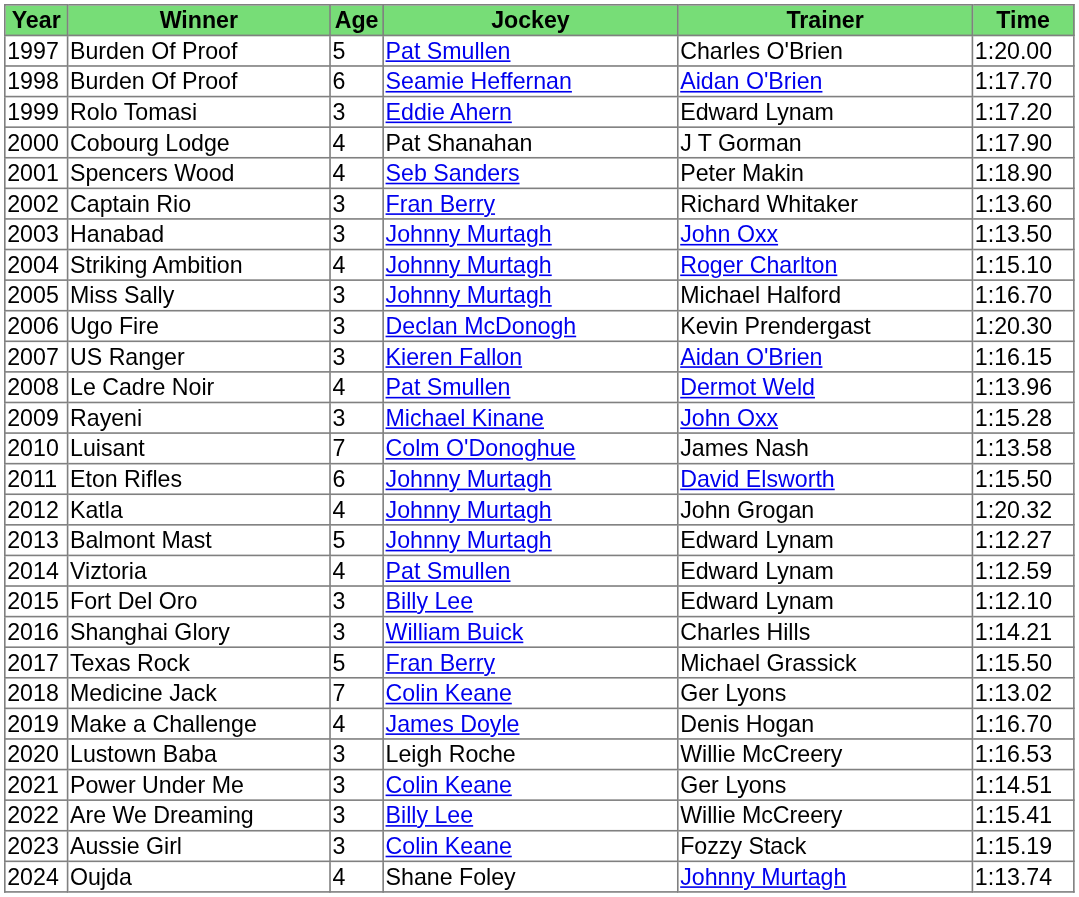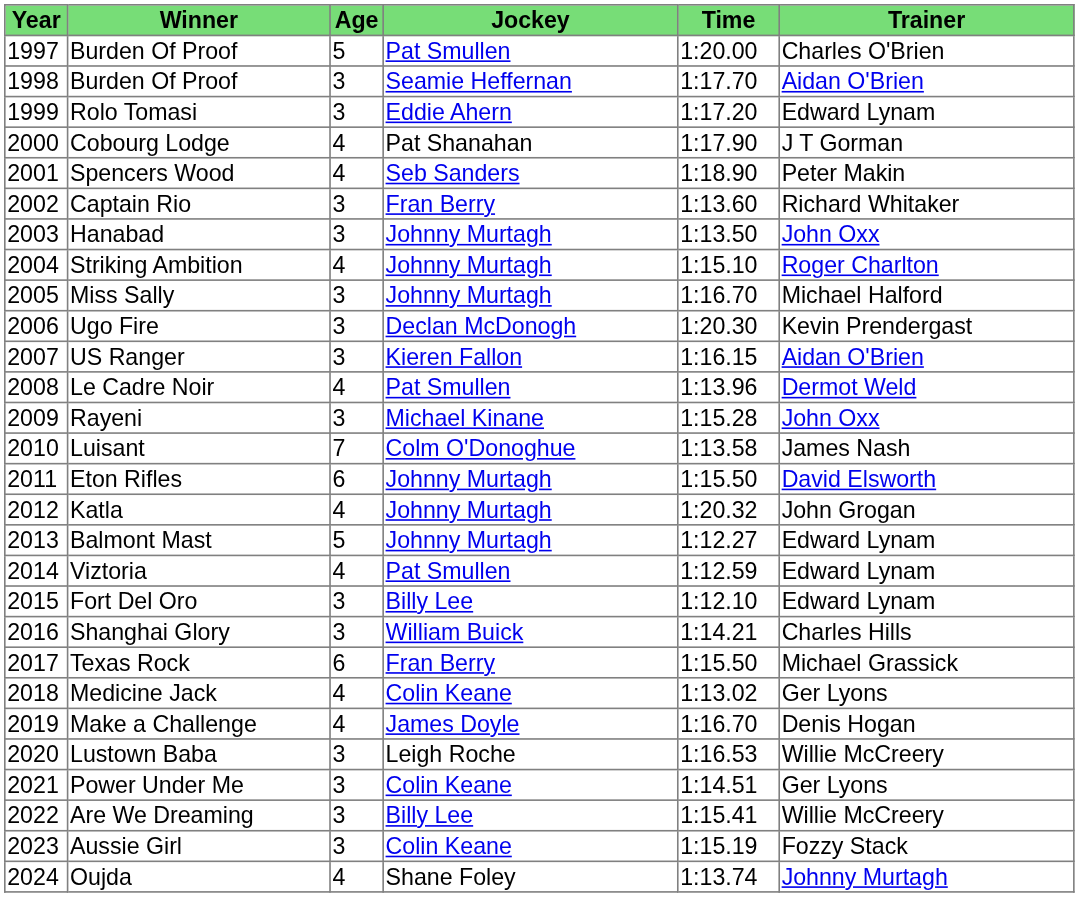columns swapped: (825, 20) <-> (1023, 20)
(339, 81) 6 -> (339, 81) 3
(339, 662) 5 -> (339, 662) 6
(339, 693) 7 -> (339, 693) 4
